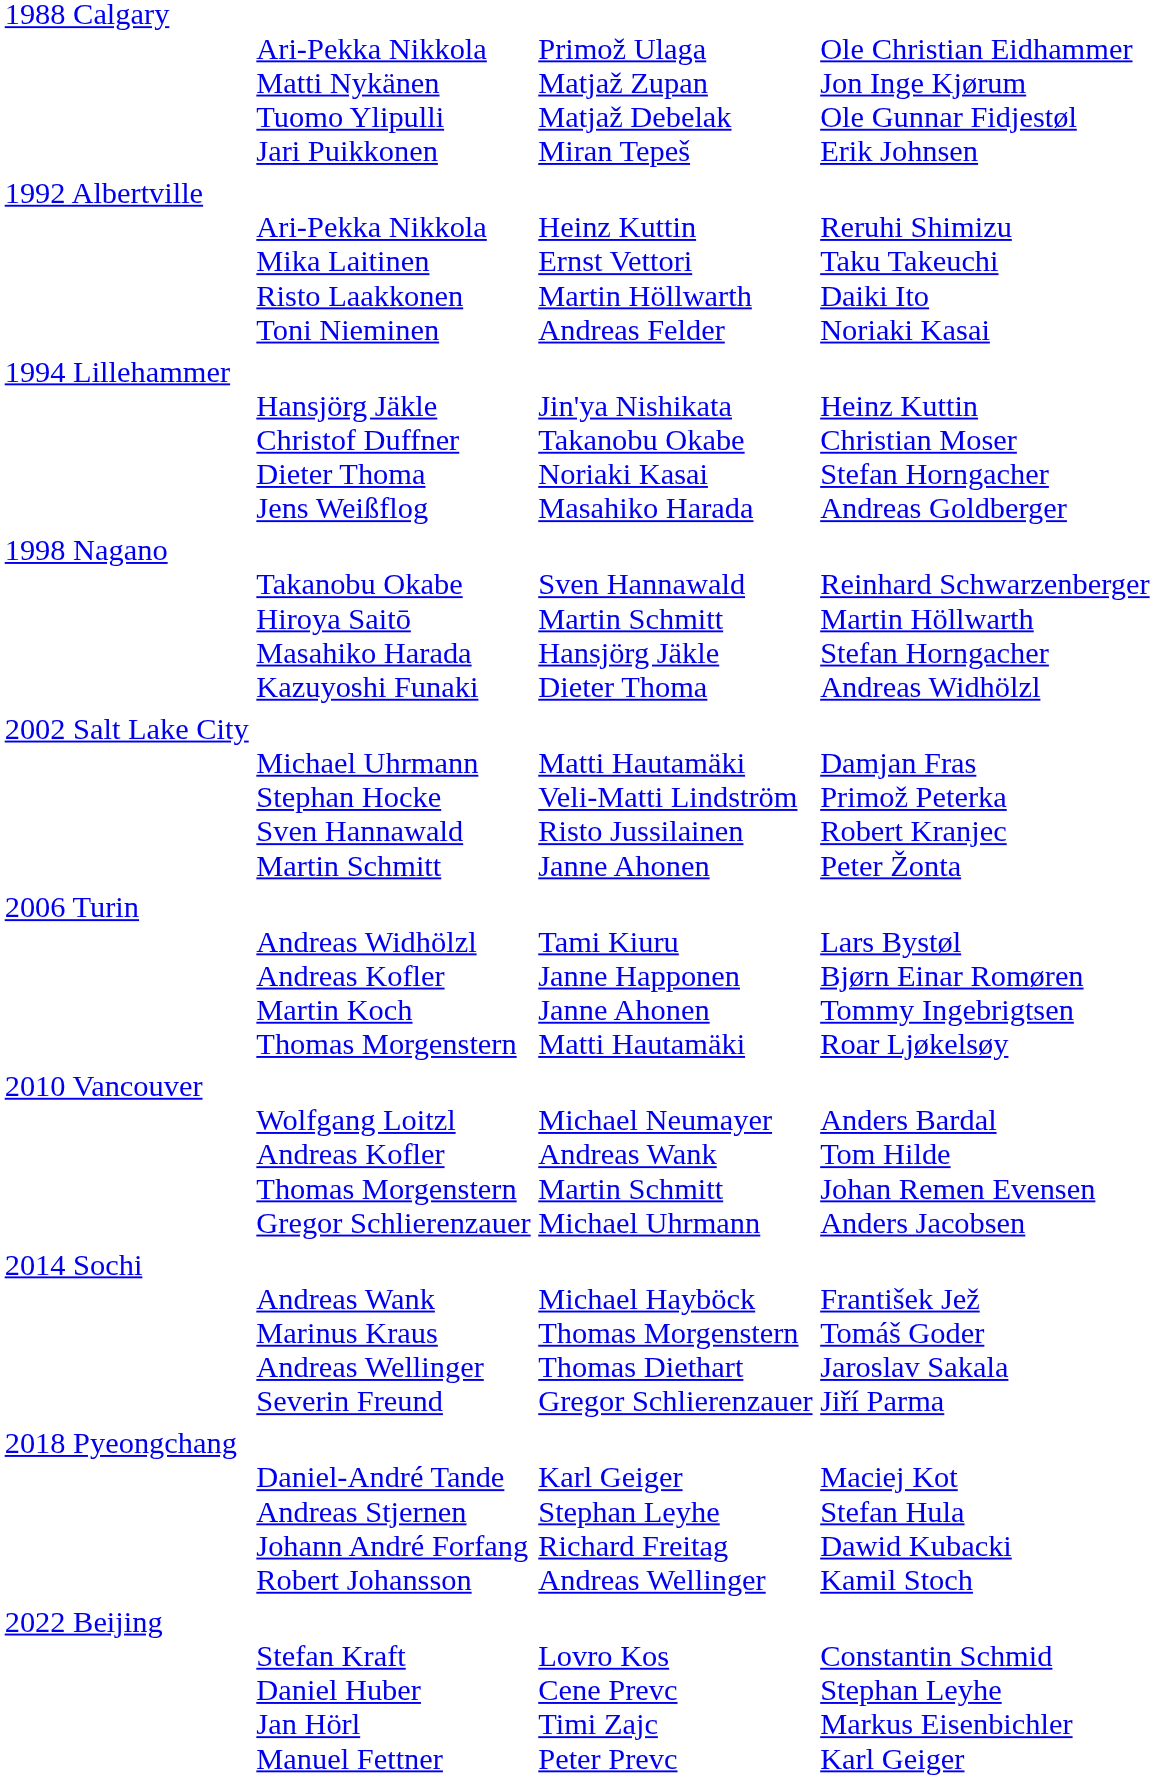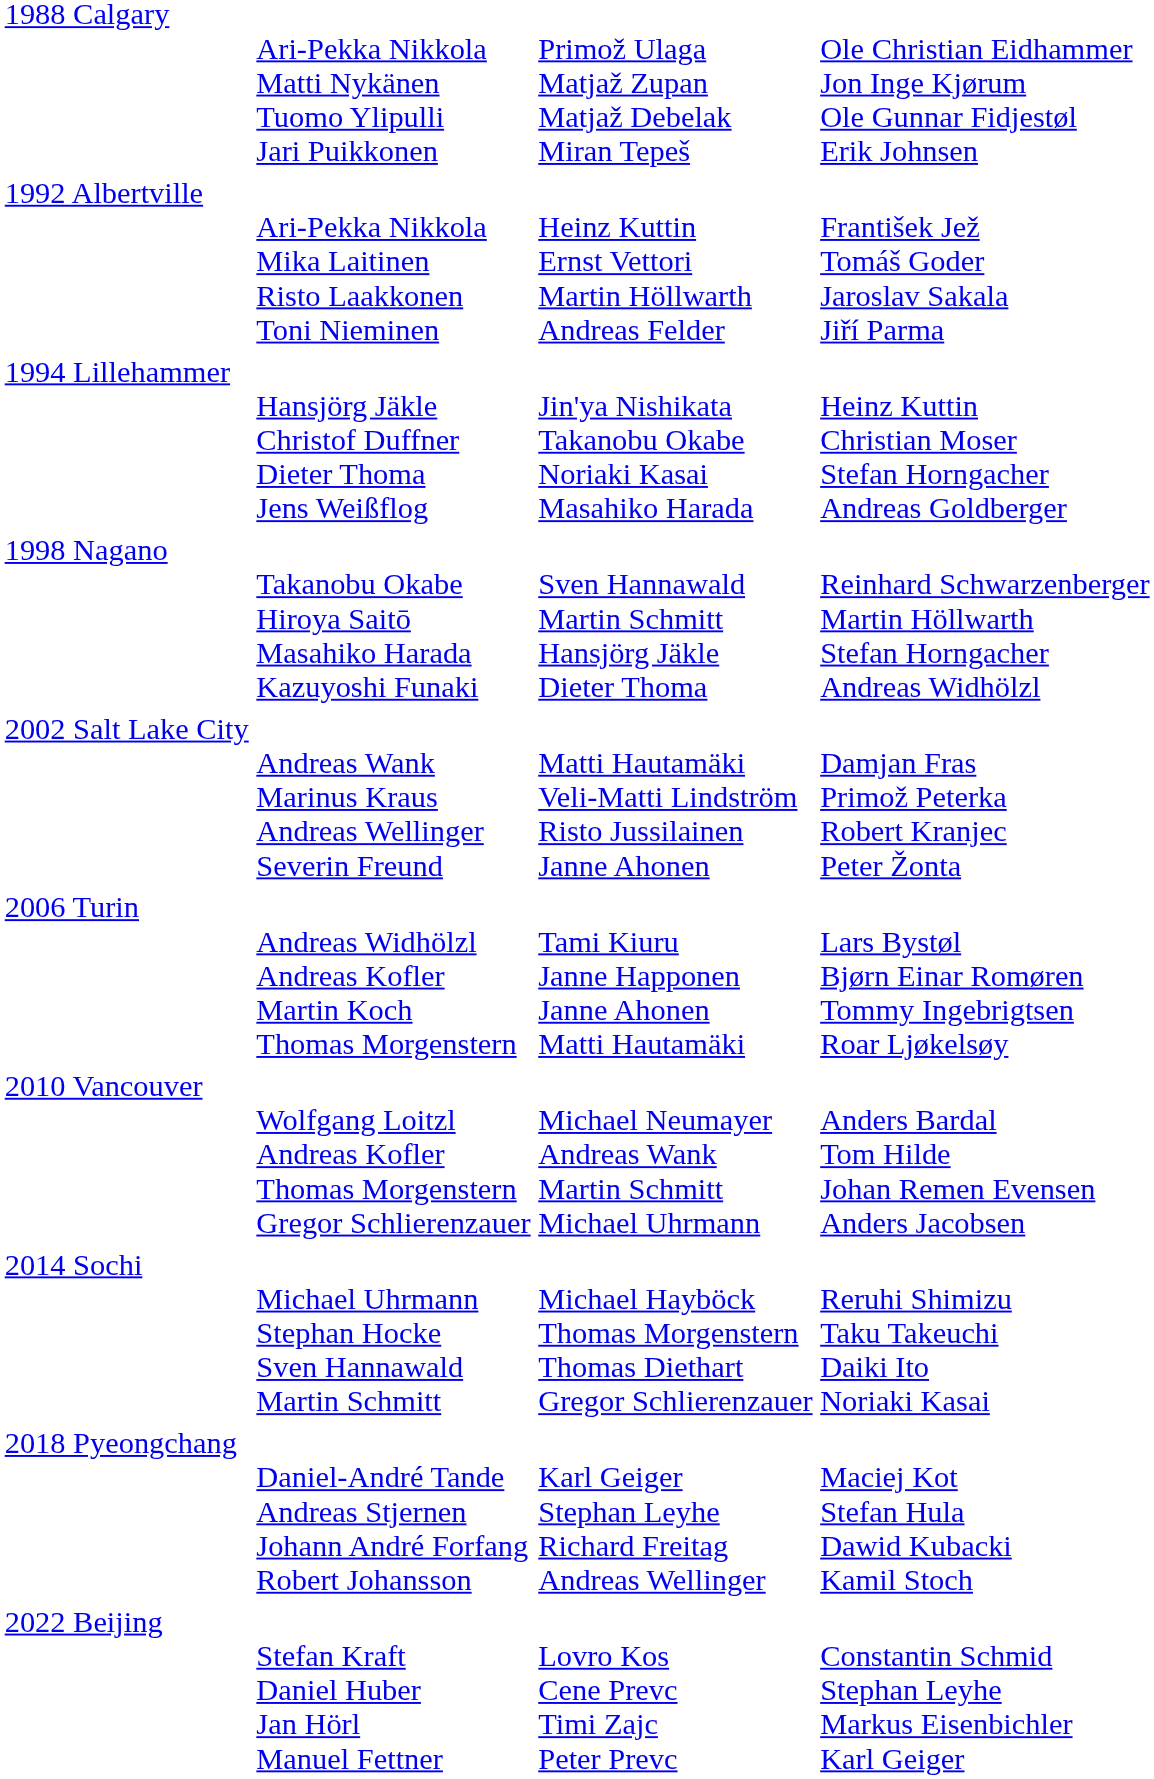(916, 278) Reruhi Shimizu Taku Takeuchi Daiki Ito Noriaki Kasai -> (914, 278) František Jež Tomáš Goder Jaroslav Sakala Jiří Parma
(367, 814) Michael Uhrmann Stephan Hocke Sven Hannawald Martin Schmitt -> (370, 814) Andreas Wank Marinus Kraus Andreas Wellinger Severin Freund
(370, 1350) Andreas Wank Marinus Kraus Andreas Wellinger Severin Freund -> (367, 1350) Michael Uhrmann Stephan Hocke Sven Hannawald Martin Schmitt
(914, 1350) František Jež Tomáš Goder Jaroslav Sakala Jiří Parma -> (916, 1350) Reruhi Shimizu Taku Takeuchi Daiki Ito Noriaki Kasai
